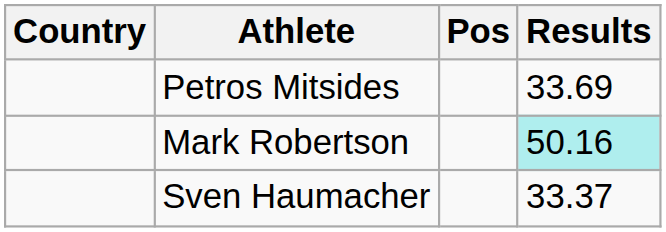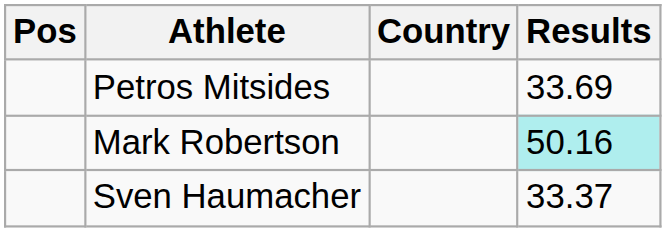columns swapped: (478, 32) <-> (80, 32)
